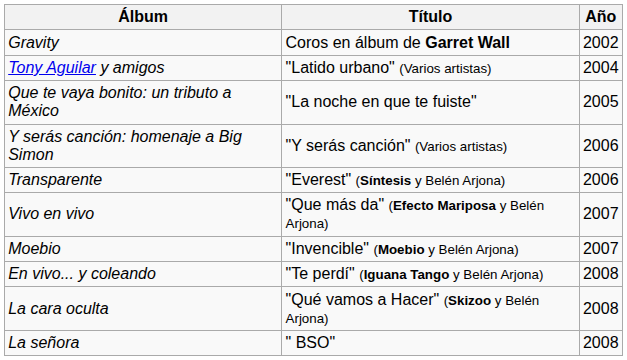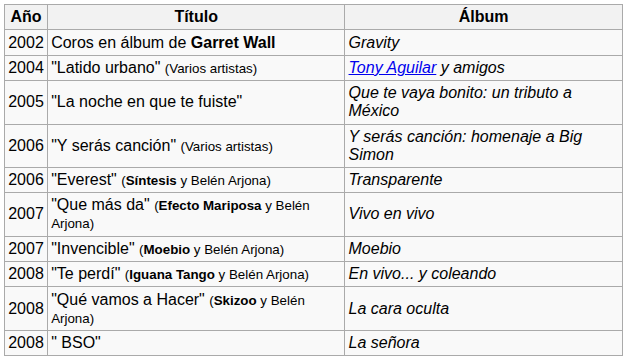columns swapped: (601, 17) <-> (143, 17)
